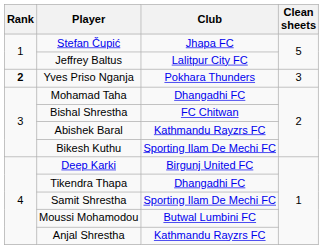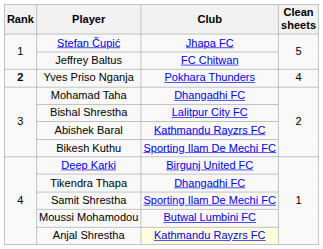(210, 60) Lalitpur City FC -> (210, 60) FC Chitwan
(299, 78) 3 -> (299, 78) 4
(210, 113) FC Chitwan -> (210, 113) Lalitpur City FC
(210, 235) no background -> (210, 235) lightyellow background
